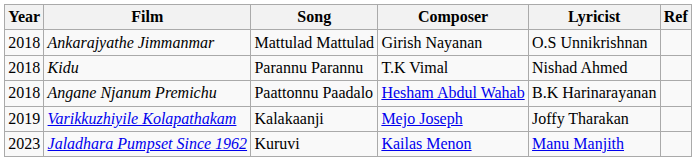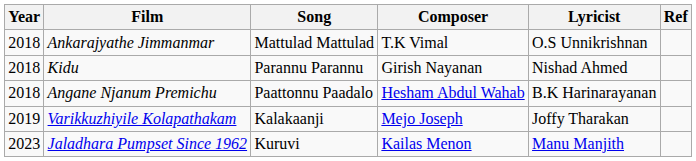(432, 42) Girish Nayanan -> (415, 42) T.K Vimal
(415, 67) T.K Vimal -> (432, 67) Girish Nayanan
